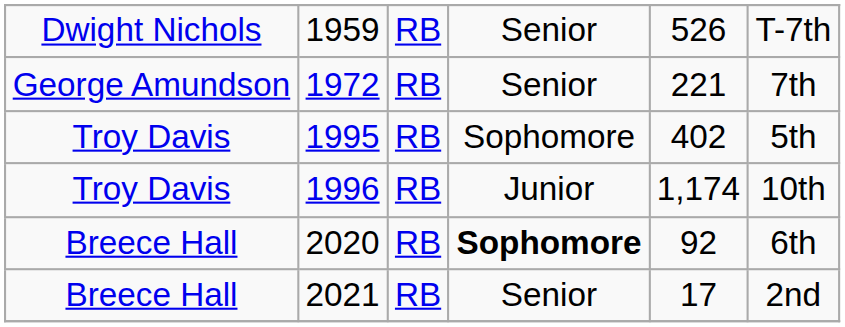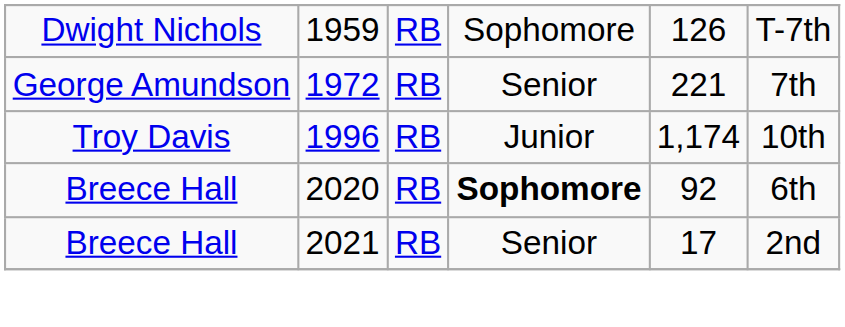(549, 30) Senior -> (549, 30) Sophomore
(698, 30) 526 -> (698, 30) 126
- row: (343, 136)
